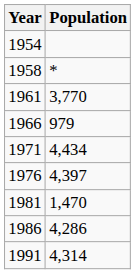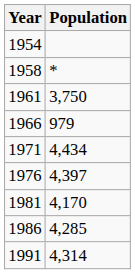(68, 96) 3,770 -> (68, 96) 3,750
(68, 202) 1,470 -> (68, 202) 4,170
(68, 228) 4,286 -> (68, 228) 4,285
